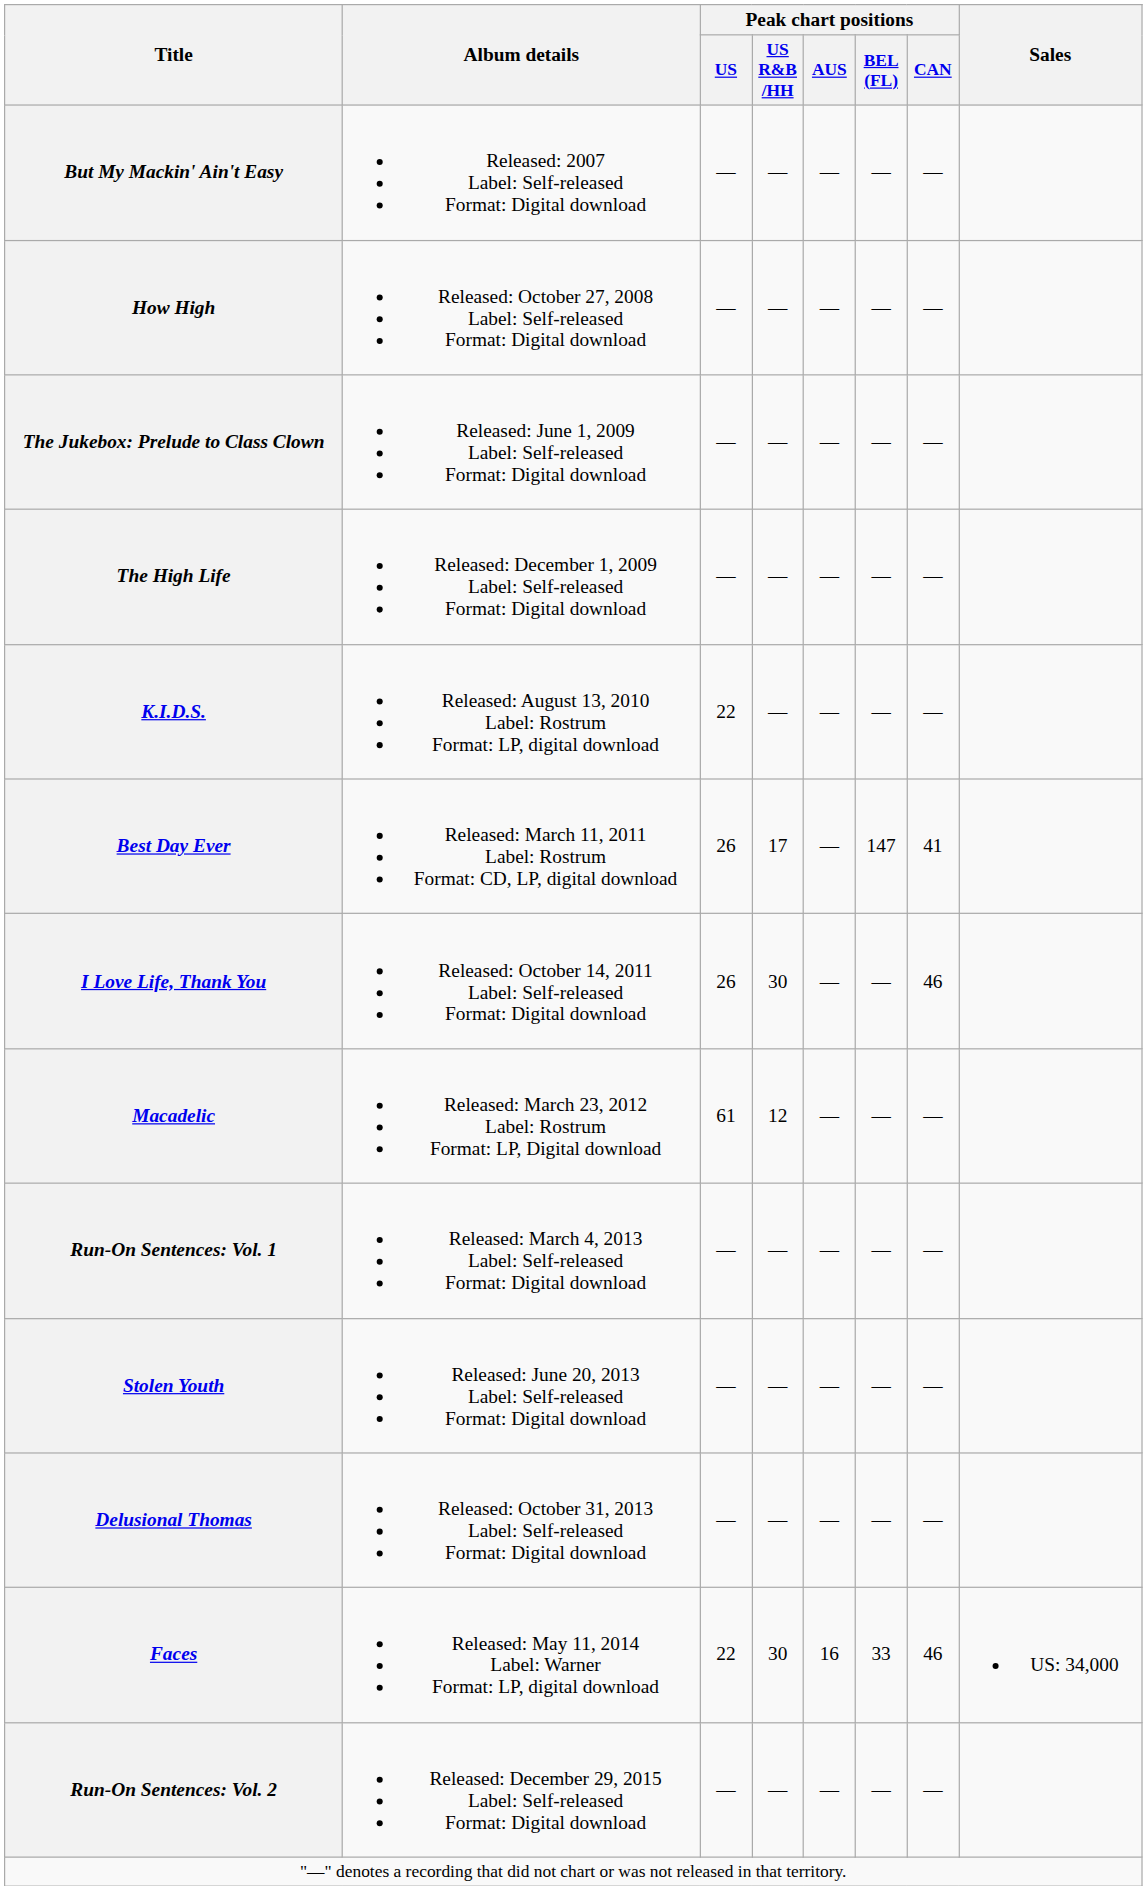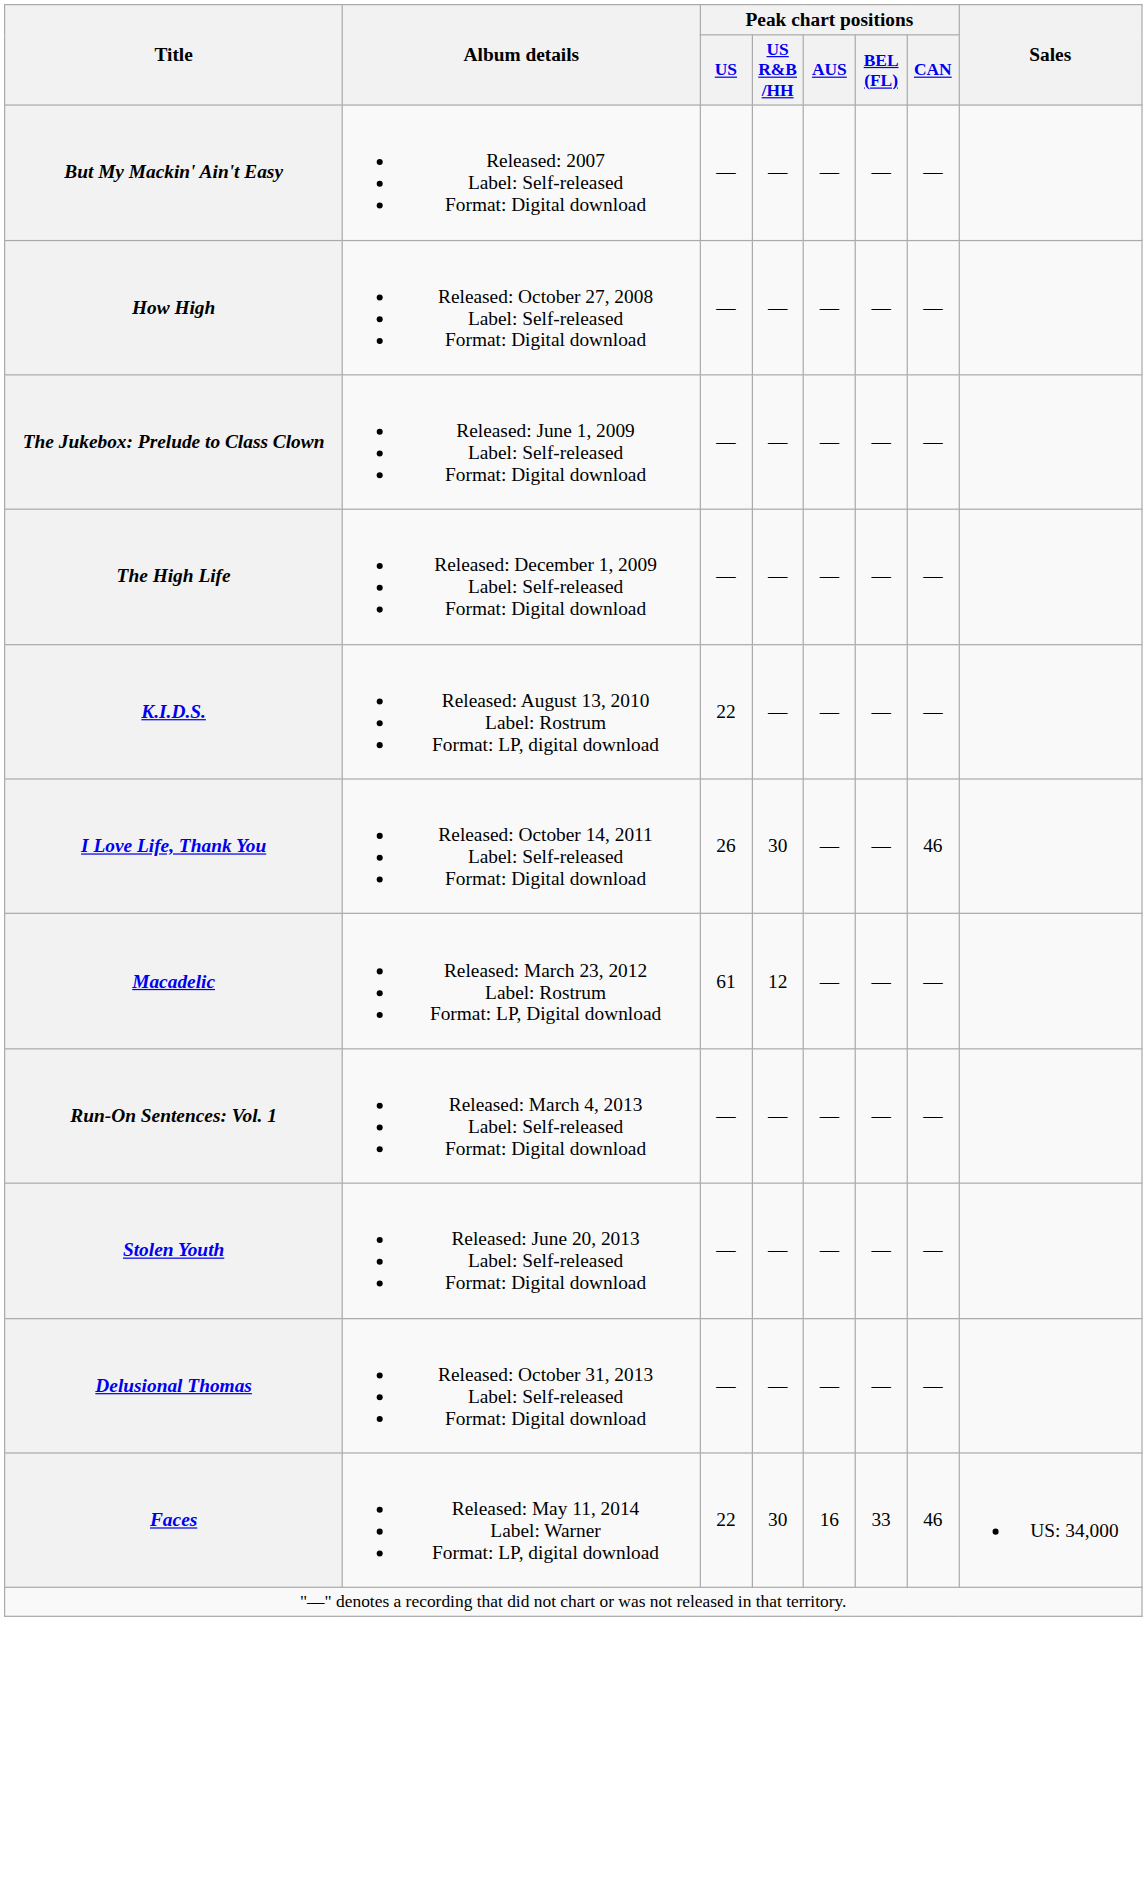- row: (174, 846)
- row: (174, 1789)
